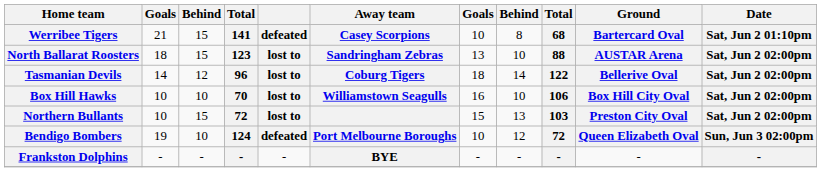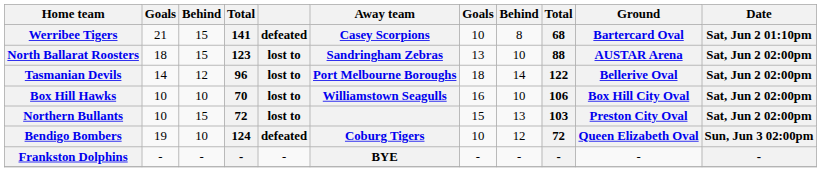(385, 75) Coburg Tigers -> (385, 75) Port Melbourne Boroughs
(385, 136) Port Melbourne Boroughs -> (385, 136) Coburg Tigers
